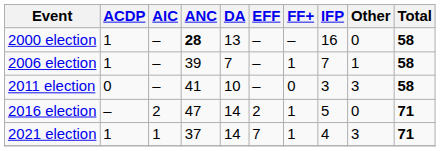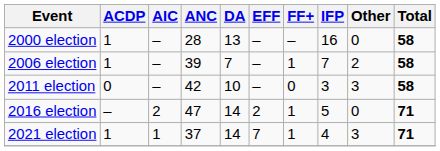(193, 39) bold -> (193, 39) normal
(355, 63) 1 -> (355, 63) 2
(193, 87) 41 -> (193, 87) 42
